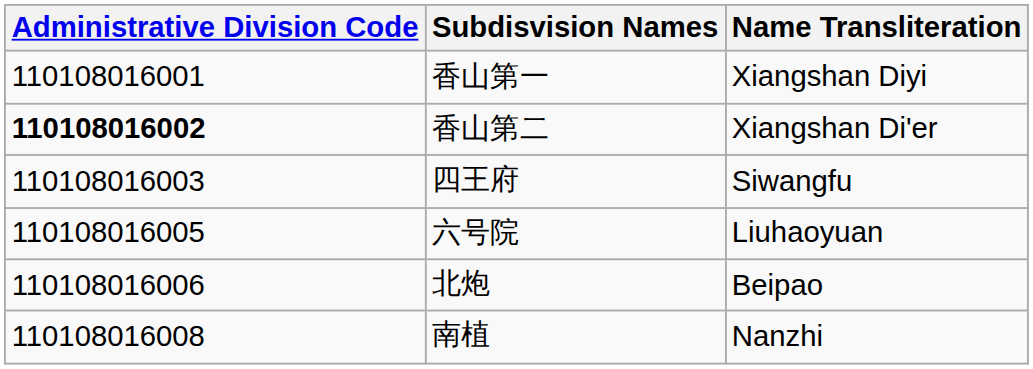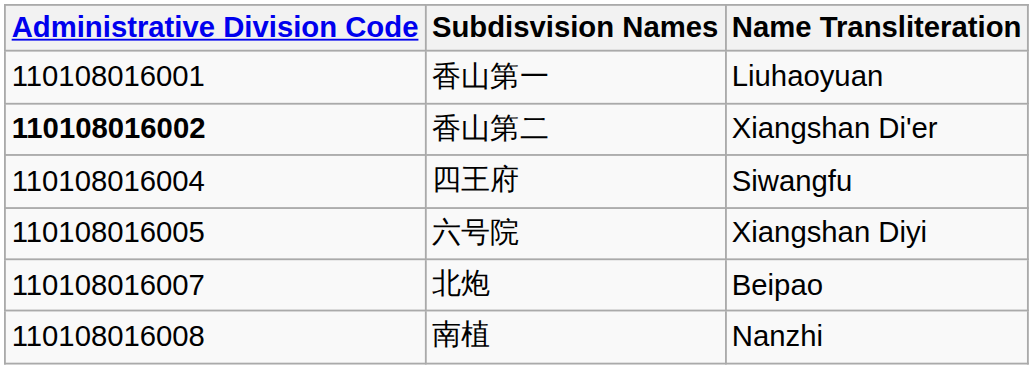(829, 76) Xiangshan Diyi -> (808, 76) Liuhaoyuan
(108, 180) 110108016003 -> (108, 180) 110108016004
(808, 232) Liuhaoyuan -> (829, 232) Xiangshan Diyi
(108, 284) 110108016006 -> (108, 284) 110108016007
